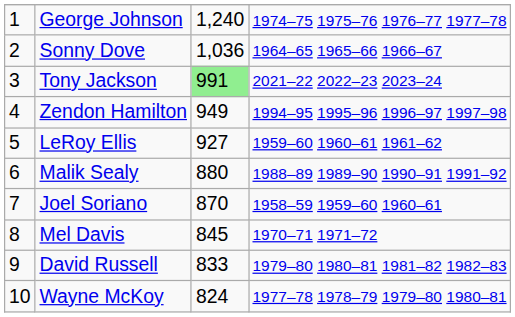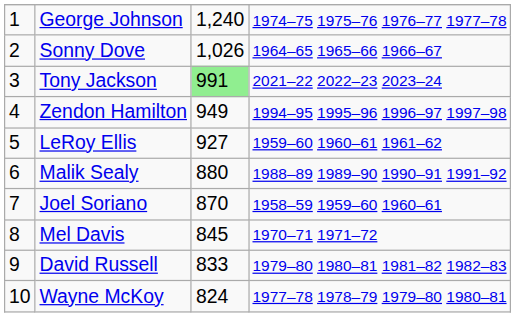(220, 50) 1,036 -> (220, 50) 1,026
